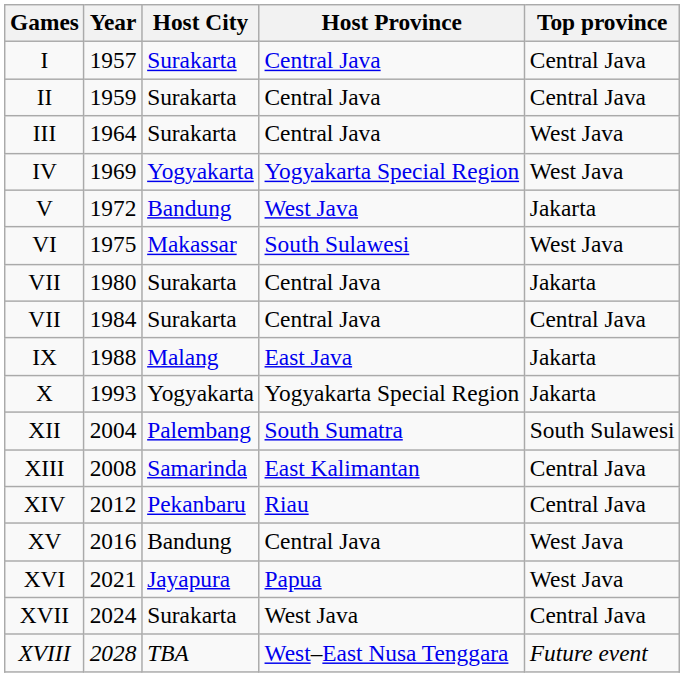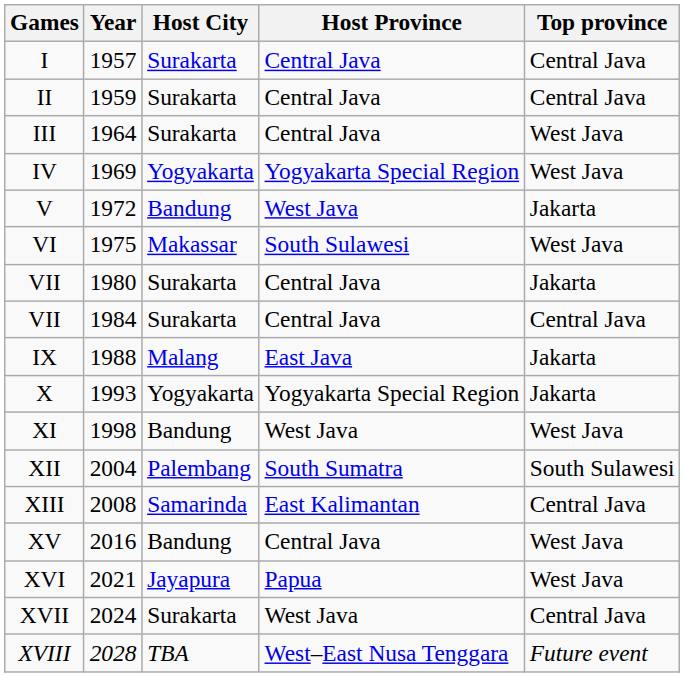+ row: (45, 430)
- row: (44, 504)
